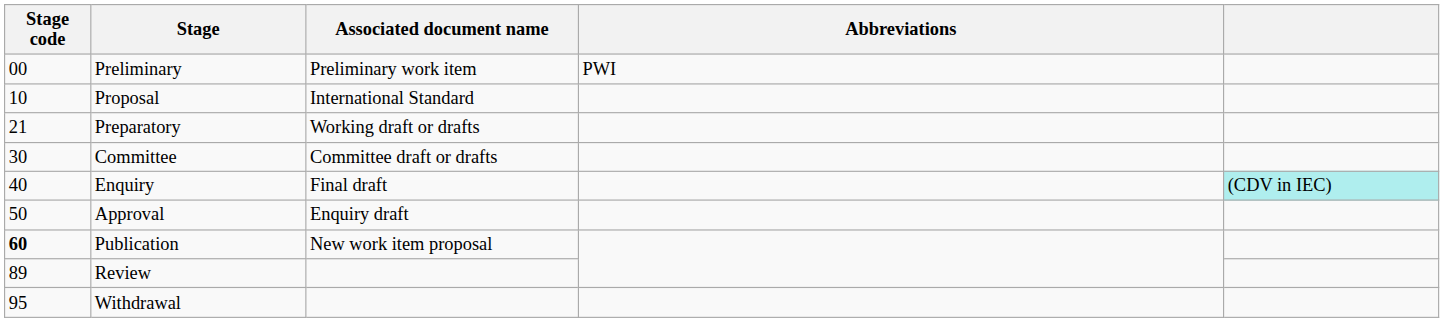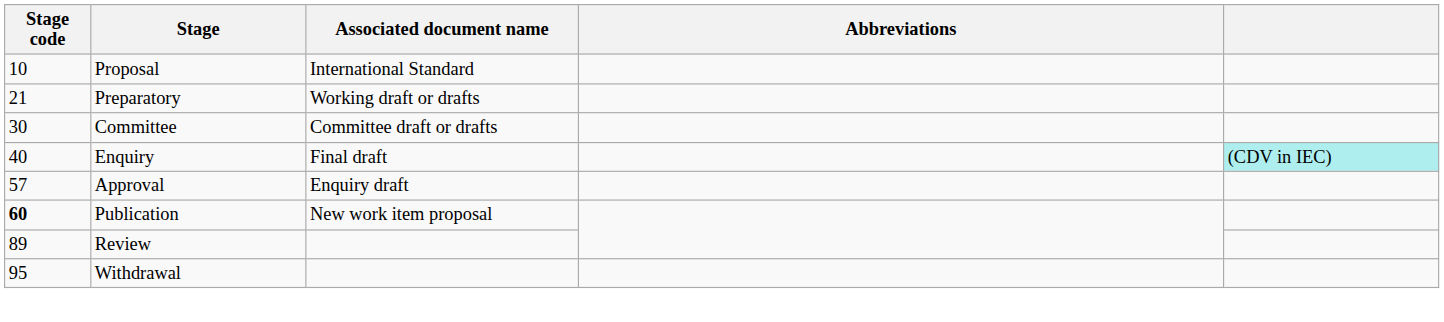- row: (138, 68)
(18, 214) 50 -> (18, 185) 57
